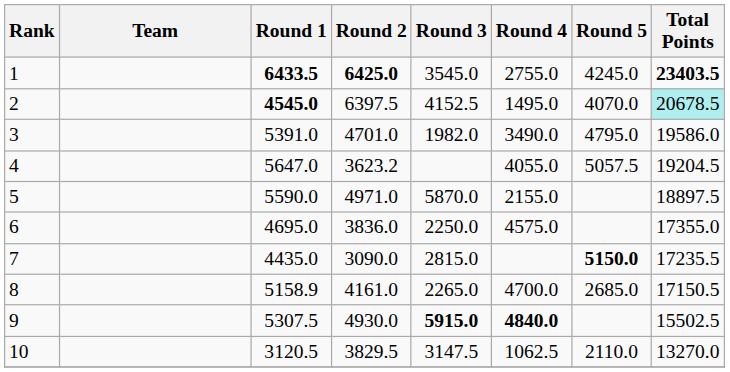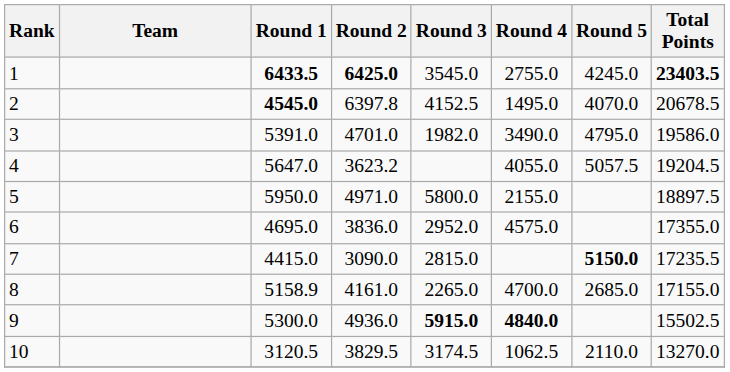(371, 103) 6397.5 -> (371, 103) 6397.8
(688, 103) paleturquoise background -> (688, 103) no background
(291, 196) 5590.0 -> (291, 196) 5950.0
(451, 196) 5870.0 -> (451, 196) 5800.0
(451, 227) 2250.0 -> (451, 227) 2952.0
(291, 258) 4435.0 -> (291, 258) 4415.0
(688, 289) 17150.5 -> (688, 289) 17155.0
(291, 320) 5307.5 -> (291, 320) 5300.0
(371, 320) 4930.0 -> (371, 320) 4936.0
(451, 351) 3147.5 -> (451, 351) 3174.5
